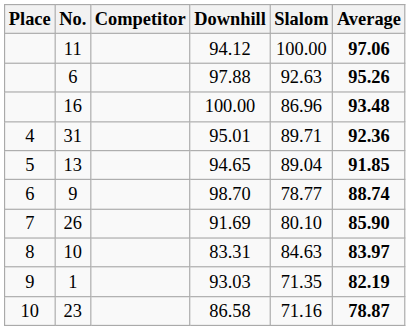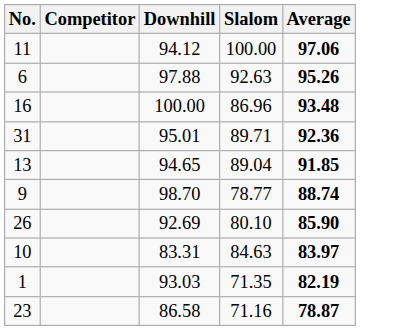- column: (30, 19)
(230, 223) 91.69 -> (180, 223) 92.69
